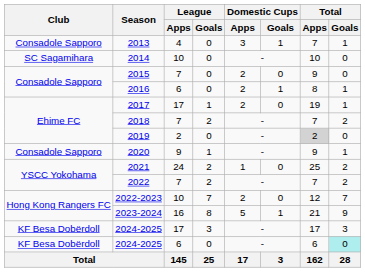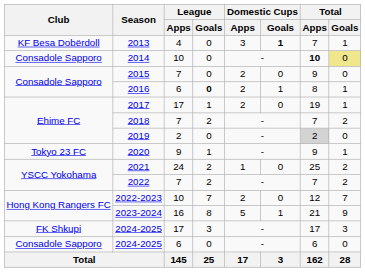(59, 43) Consadole Sapporo -> (59, 43) KF Besa Dobërdoll
(280, 43) normal -> (280, 43) bold
(59, 58) SC Sagamihara -> (59, 58) Consadole Sapporo
(315, 58) normal -> (315, 58) bold
(345, 58) no background -> (345, 58) khaki background
(209, 89) normal -> (209, 89) bold
(59, 151) Consadole Sapporo -> (59, 151) Tokyo 23 FC
(59, 228) KF Besa Dobërdoll -> (59, 228) FK Shkupi
(59, 244) KF Besa Dobërdoll -> (59, 244) Consadole Sapporo
(345, 244) paleturquoise background -> (345, 244) no background
